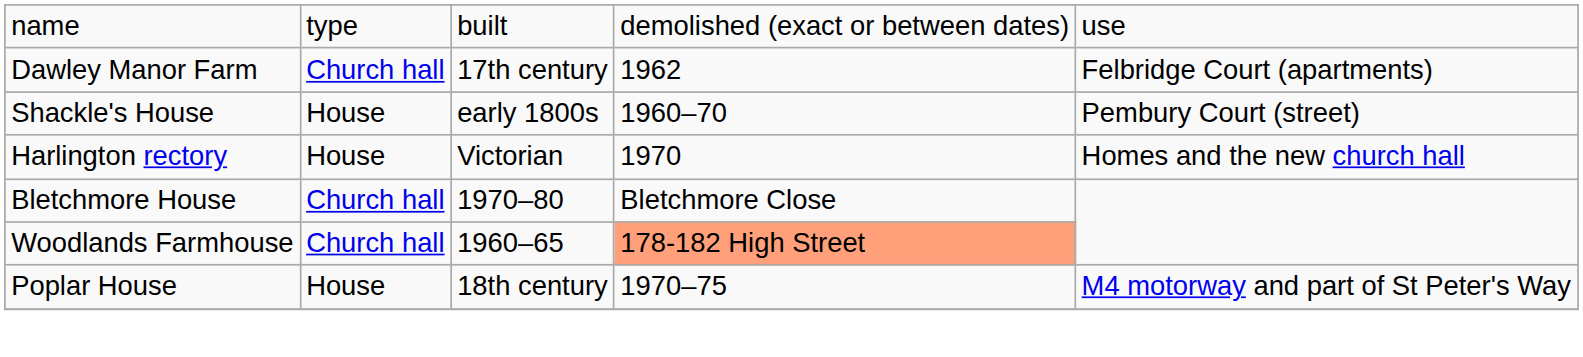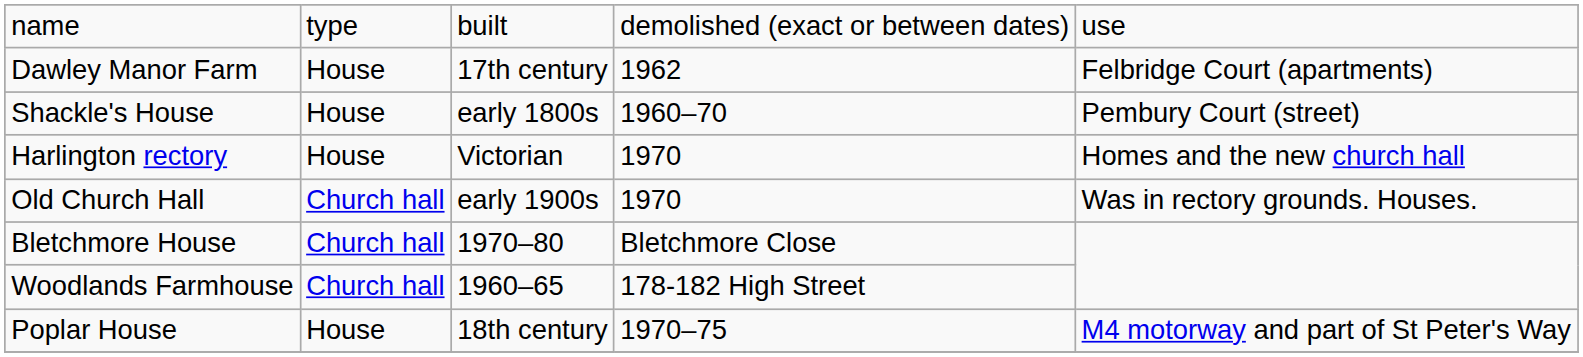(375, 69) Church hall -> (346, 69) House
+ row: (108, 199)
(743, 243) lightsalmon background -> (743, 286) no background
